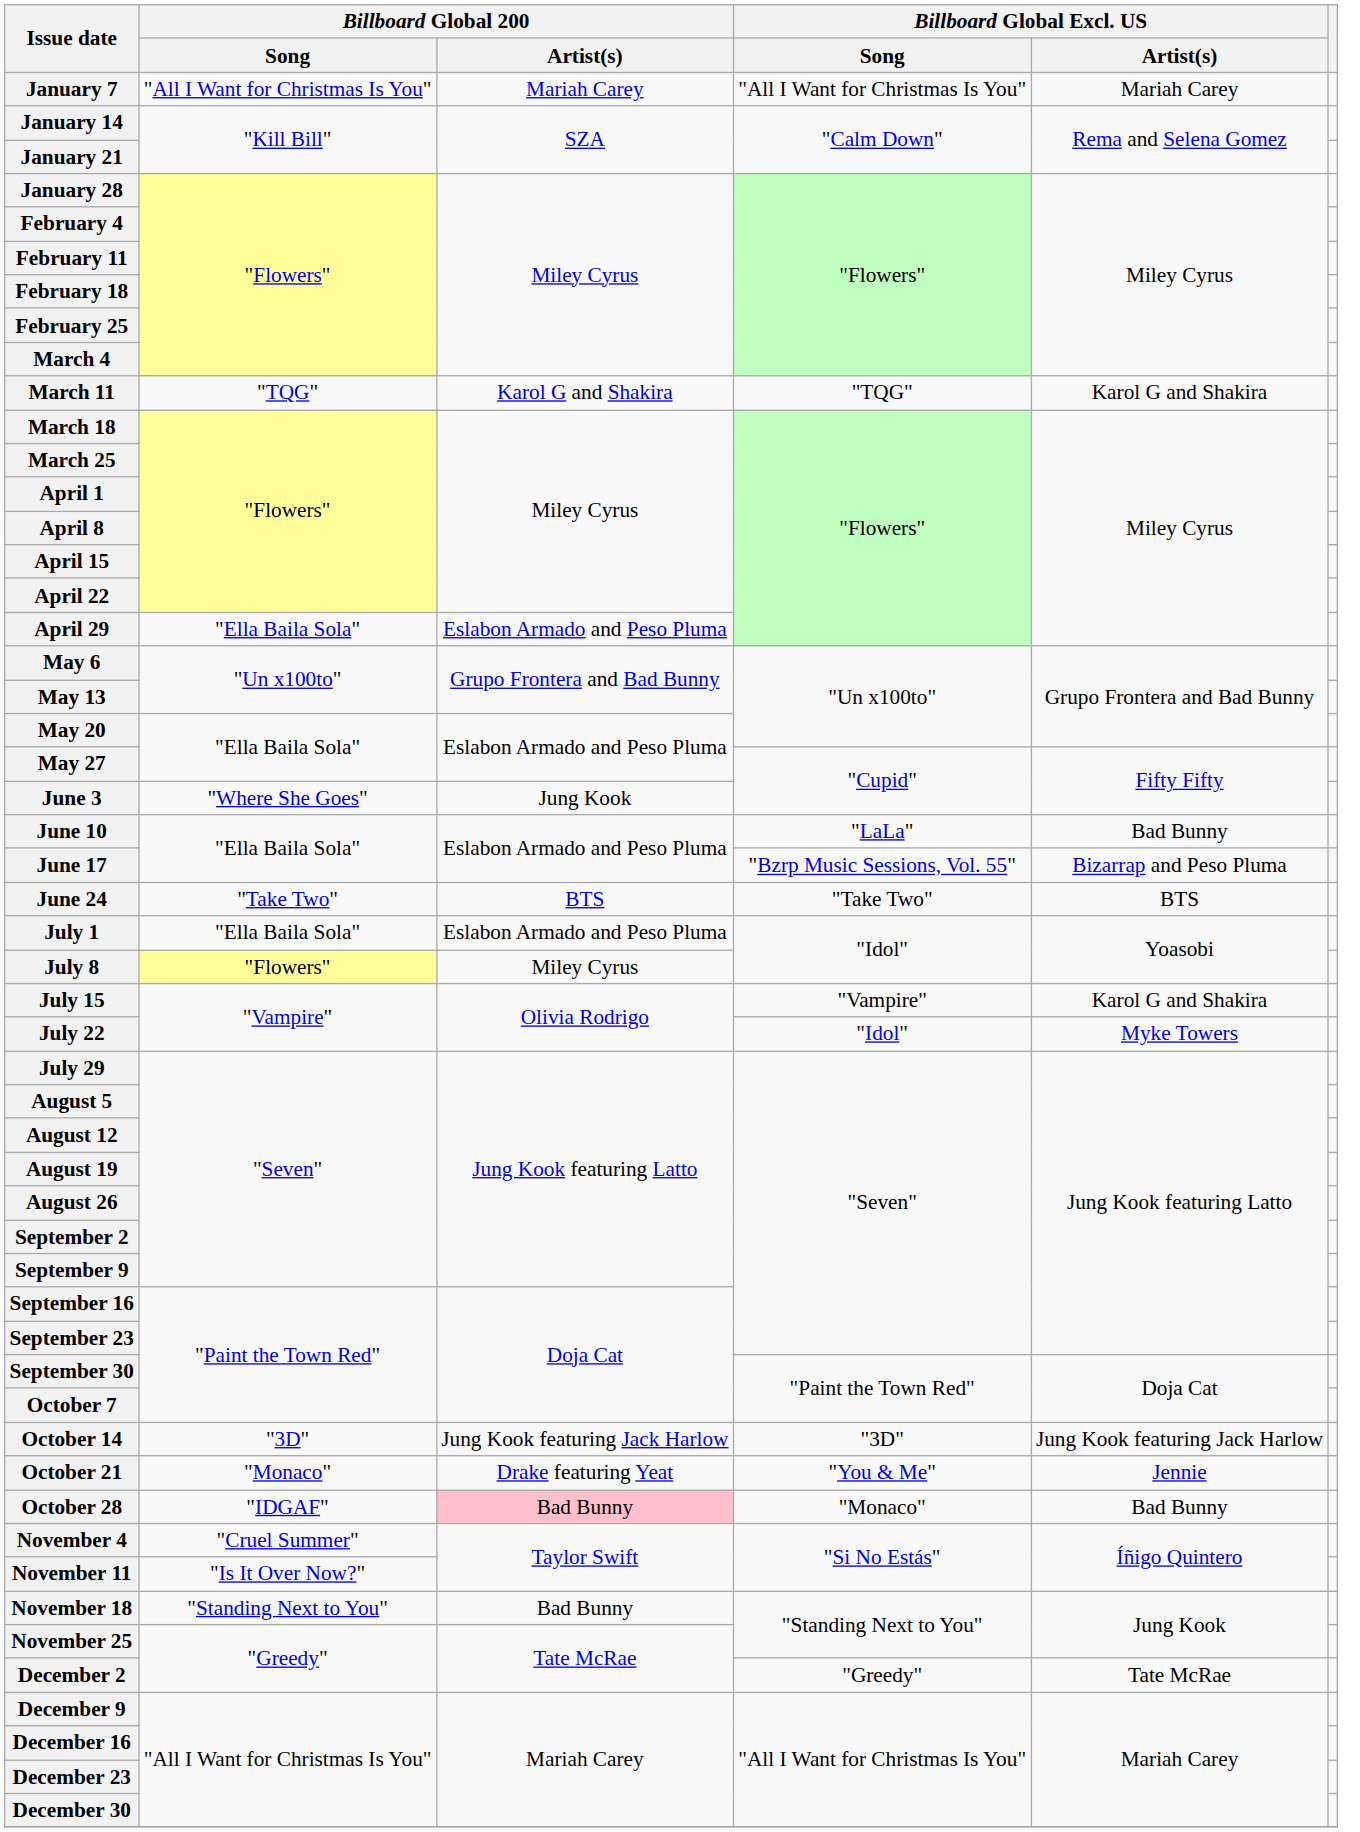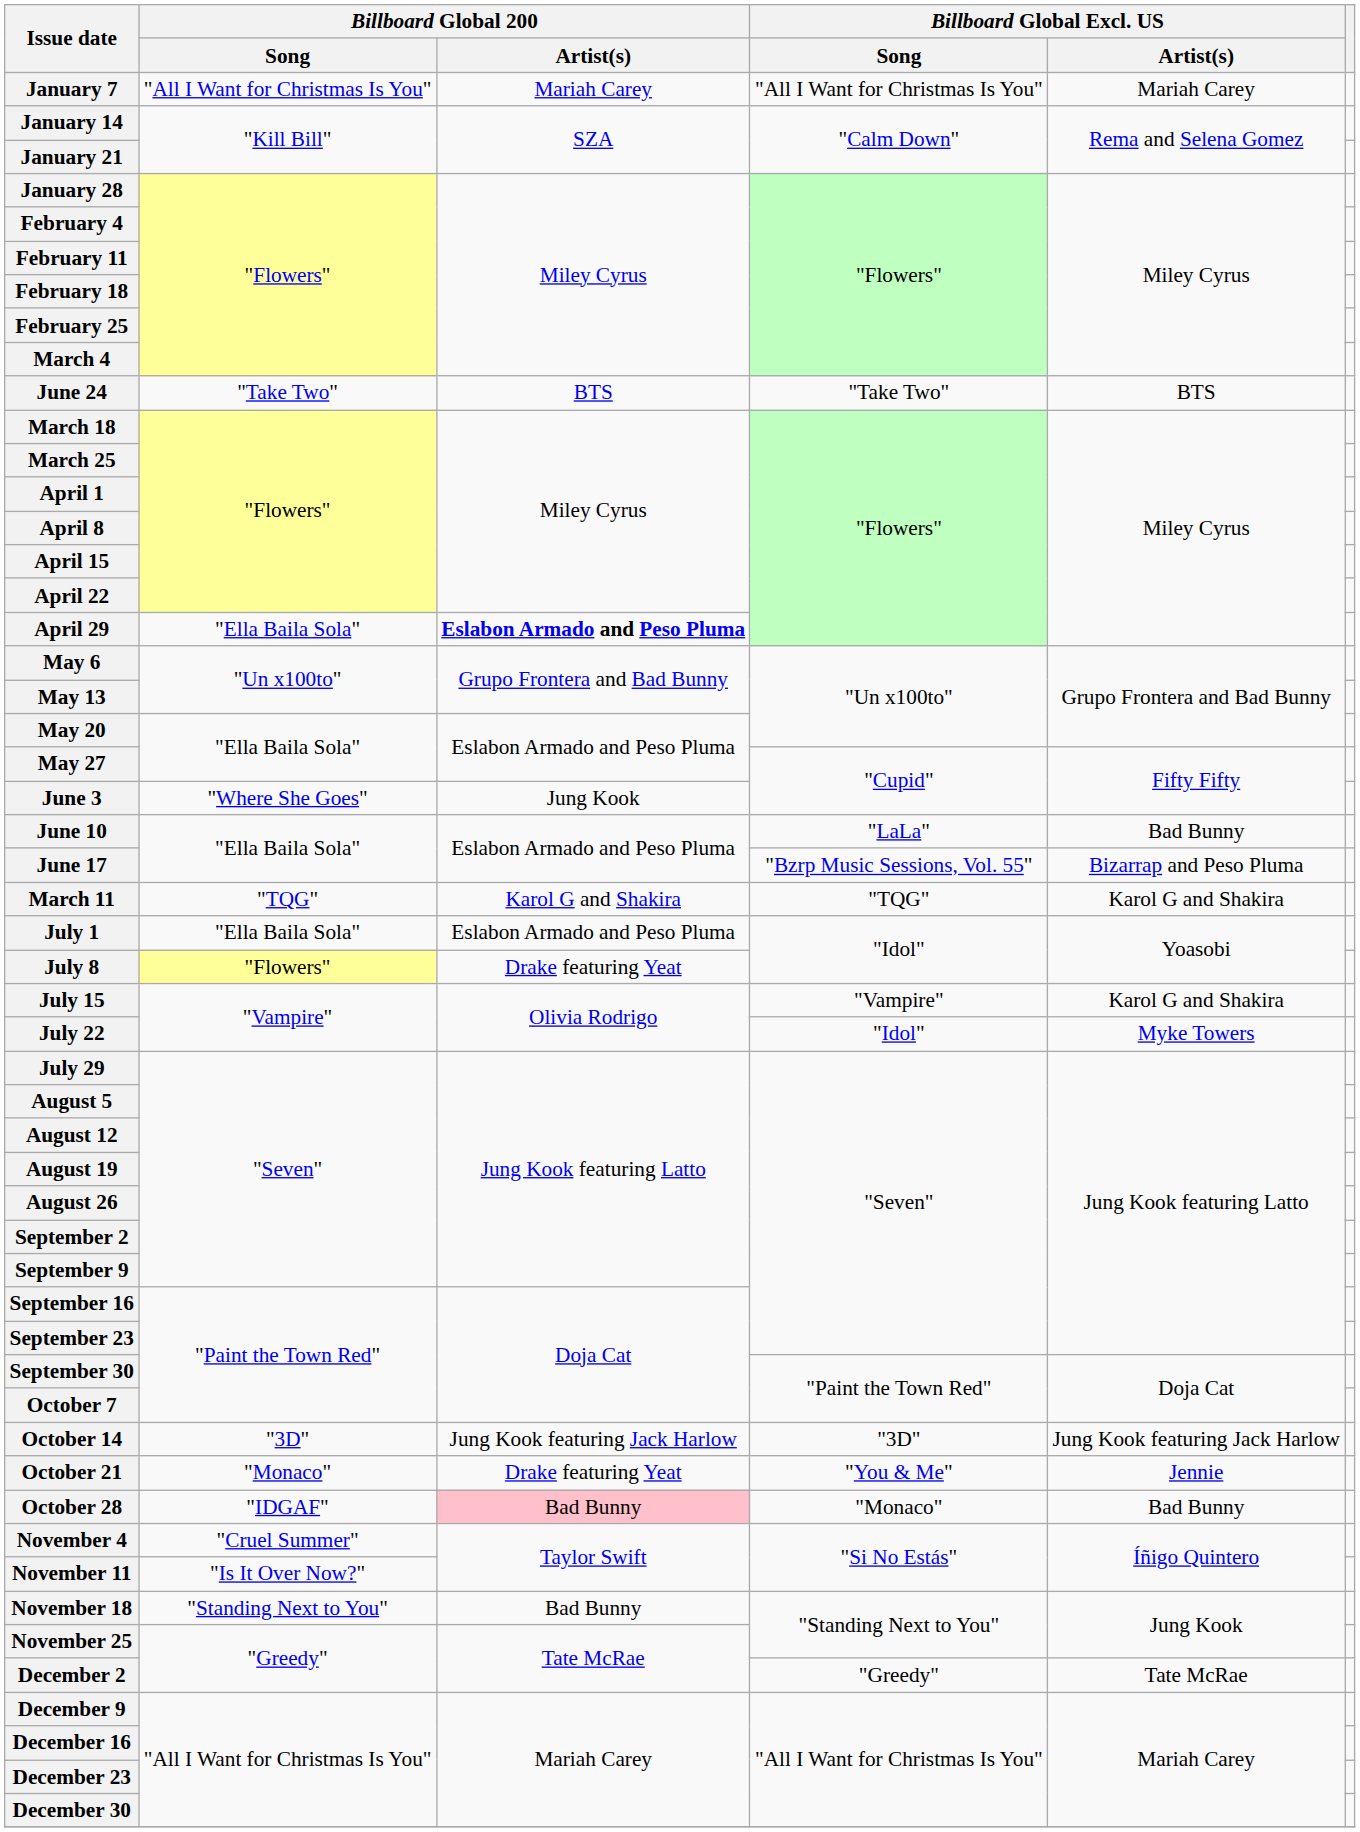rows swapped: (72, 392) <-> (72, 898)
(585, 628) normal -> (593, 628) bold
(585, 966) Miley Cyrus -> (593, 966) Drake featuring Yeat
